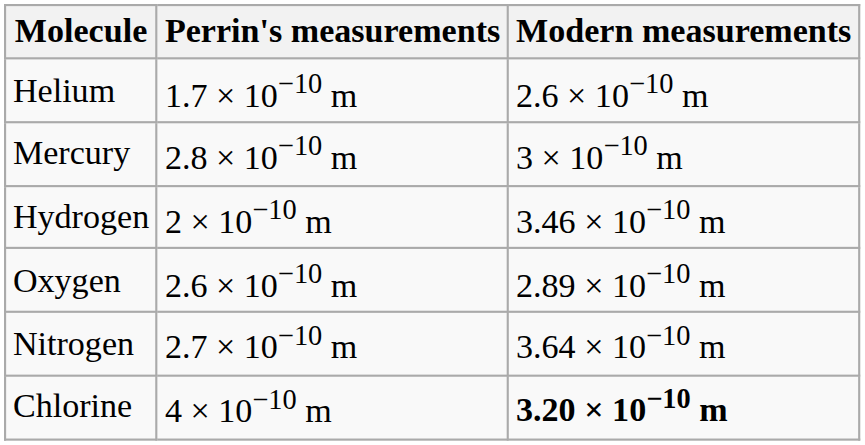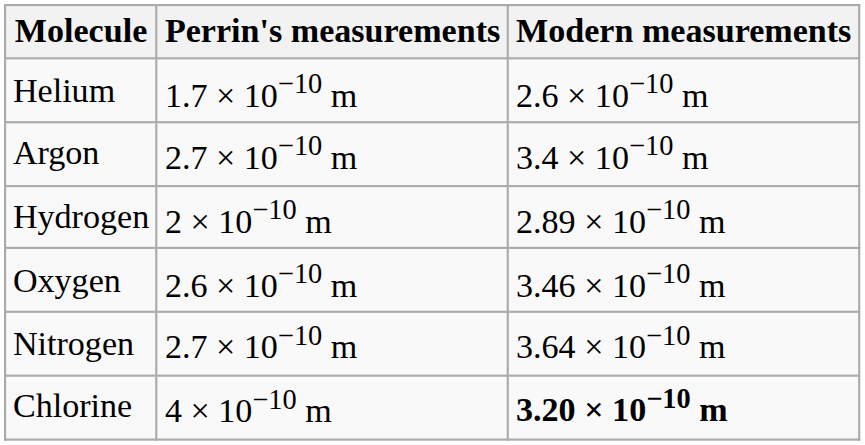+ row: (56, 153)
- row: (72, 153)
(621, 216) 3.46 × 10−10 m -> (621, 216) 2.89 × 10−10 m
(621, 279) 2.89 × 10−10 m -> (621, 279) 3.46 × 10−10 m
